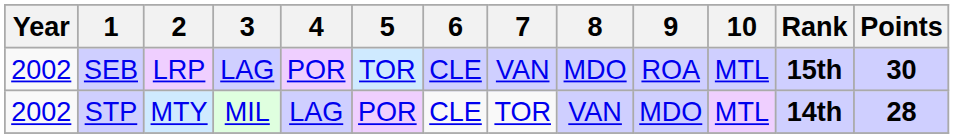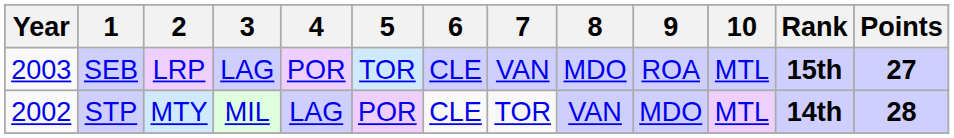(41, 69) 2002 -> (41, 69) 2003
(901, 69) 30 -> (901, 69) 27
